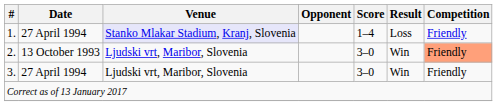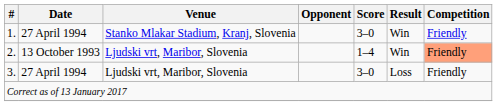(201, 33) lavender background -> (201, 33) no background
(365, 33) 1–4 -> (365, 33) 3–0
(401, 33) Loss -> (400, 33) Win
(365, 52) 3–0 -> (365, 52) 1–4
(400, 72) Win -> (401, 72) Loss
